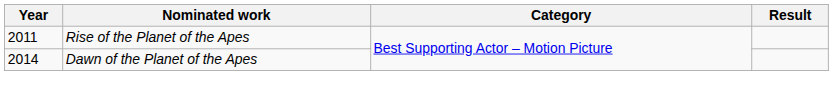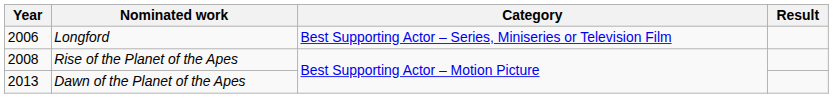+ row: (82, 37)
(23, 37) 2011 -> (23, 59) 2008
(23, 59) 2014 -> (23, 81) 2013
